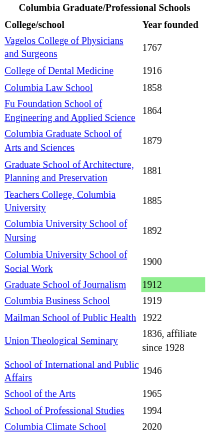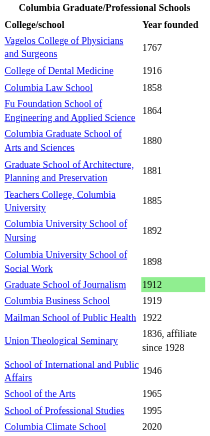(152, 141) 1879 -> (152, 141) 1880
(152, 261) 1900 -> (152, 261) 1898
(152, 410) 1994 -> (152, 410) 1995
